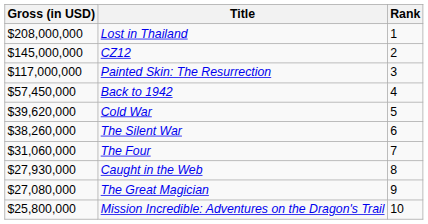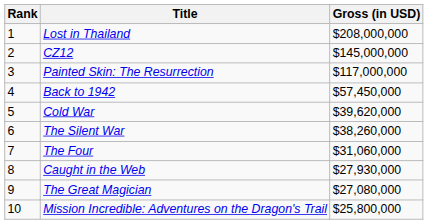columns swapped: (405, 14) <-> (51, 14)
